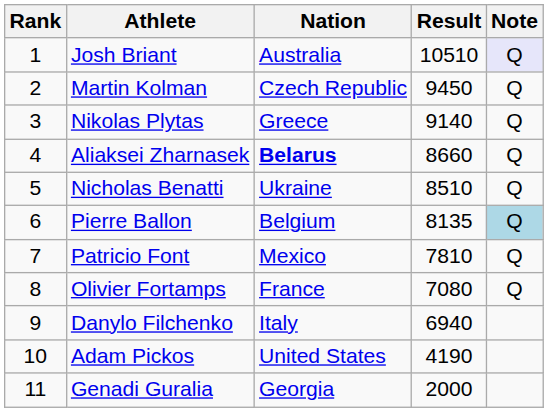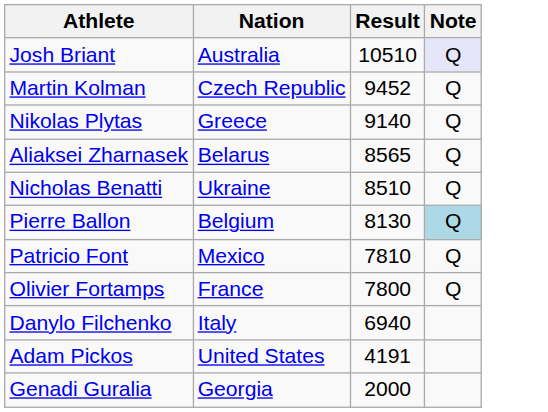- column: (35, 21)
(449, 88) 9450 -> (388, 88) 9452
(298, 155) bold -> (233, 155) normal
(449, 155) 8660 -> (388, 155) 8565
(449, 222) 8135 -> (388, 222) 8130
(449, 289) 7080 -> (388, 289) 7800
(449, 356) 4190 -> (388, 356) 4191
